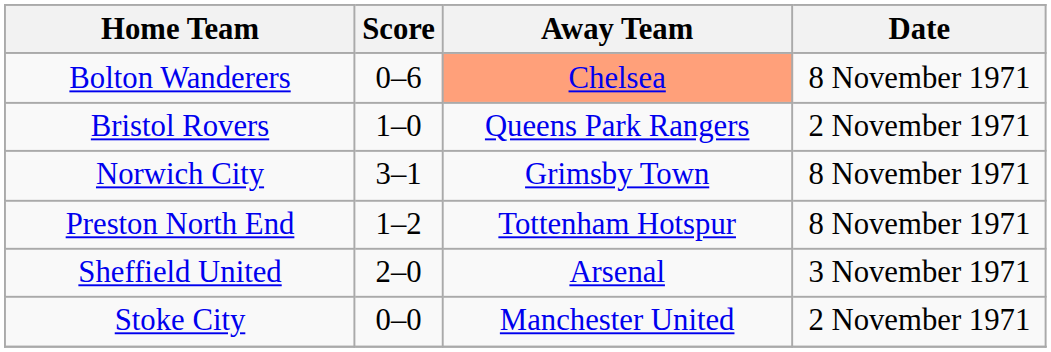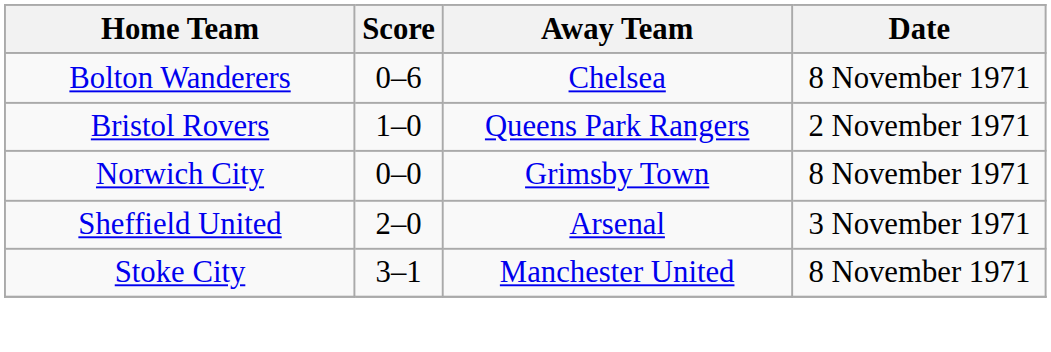(617, 77) lightsalmon background -> (617, 77) no background
(399, 175) 3–1 -> (399, 175) 0–0
- row: (180, 223)
(399, 321) 0–0 -> (399, 272) 3–1
(919, 321) 2 November 1971 -> (919, 272) 8 November 1971
